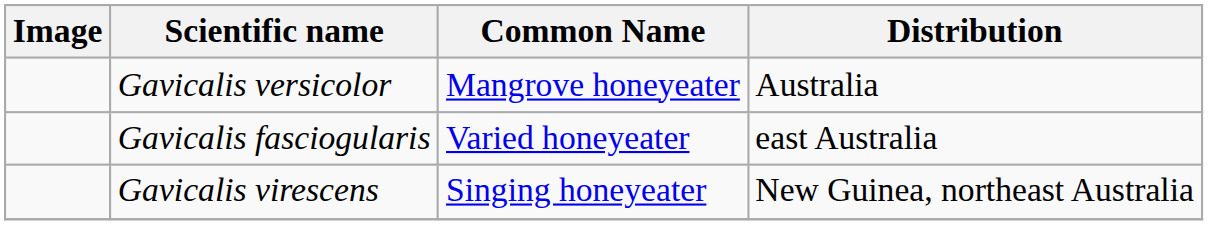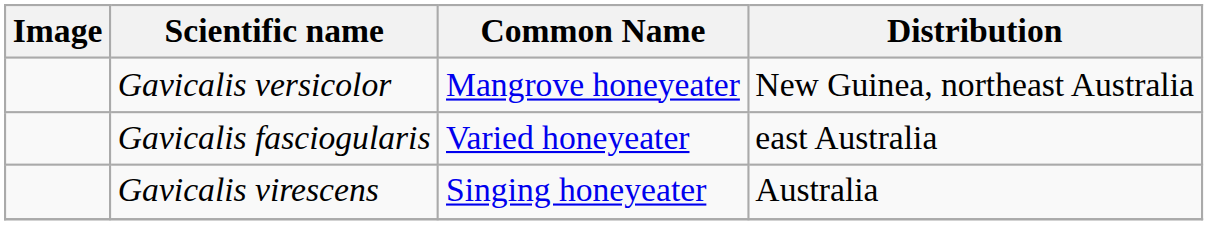(817, 84) Australia -> (975, 84) New Guinea, northeast Australia
(975, 191) New Guinea, northeast Australia -> (817, 191) Australia
